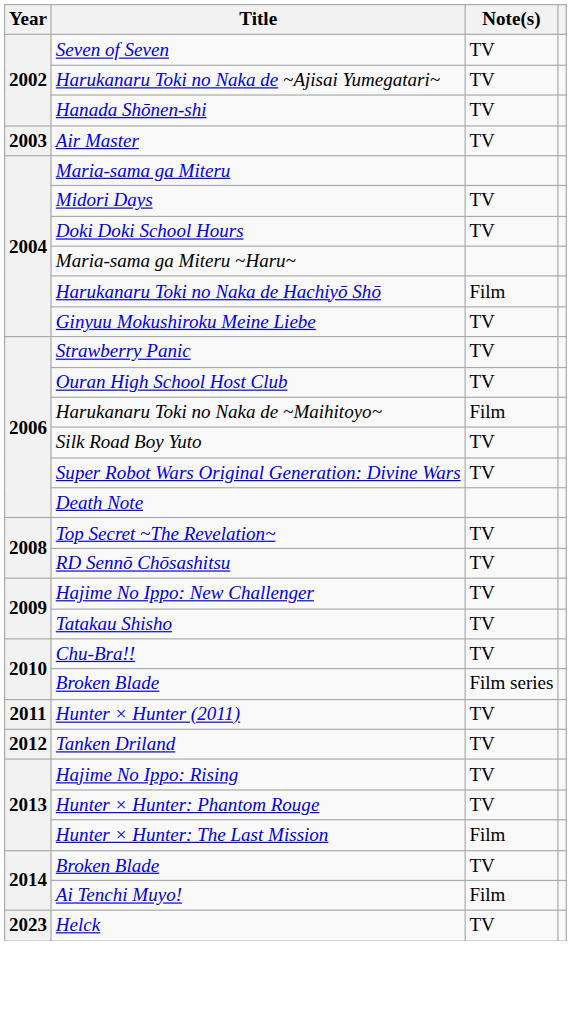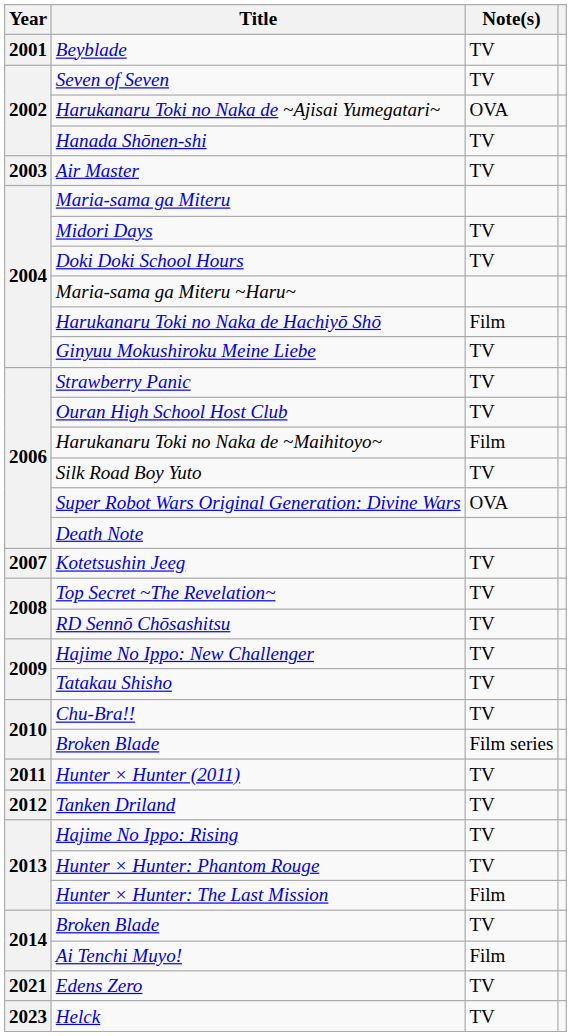+ row: (28, 49)
(482, 79) TV -> (489, 110) OVA
(482, 472) TV -> (489, 502) OVA
+ row: (28, 563)
+ row: (28, 985)
